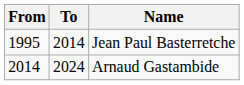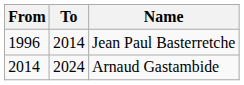(24, 42) 1995 -> (24, 42) 1996
